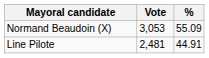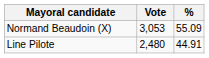(152, 45) 2,481 -> (152, 45) 2,480
